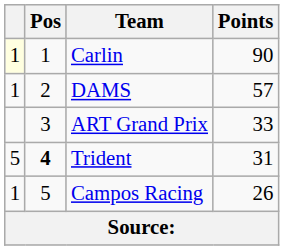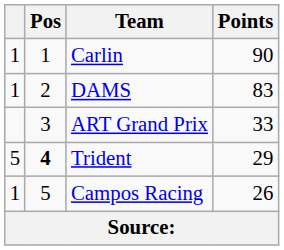(15, 55) lightyellow background -> (15, 55) no background
(263, 89) 57 -> (263, 89) 83
(263, 158) 31 -> (263, 158) 29
